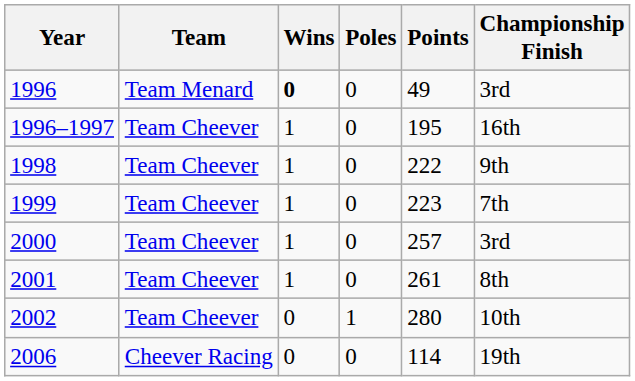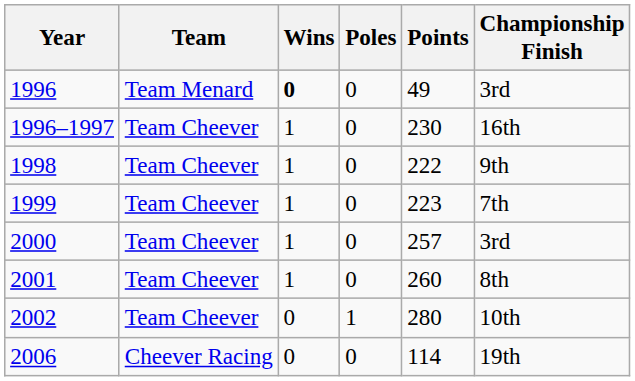(425, 127) 195 -> (425, 127) 230
(425, 279) 261 -> (425, 279) 260
